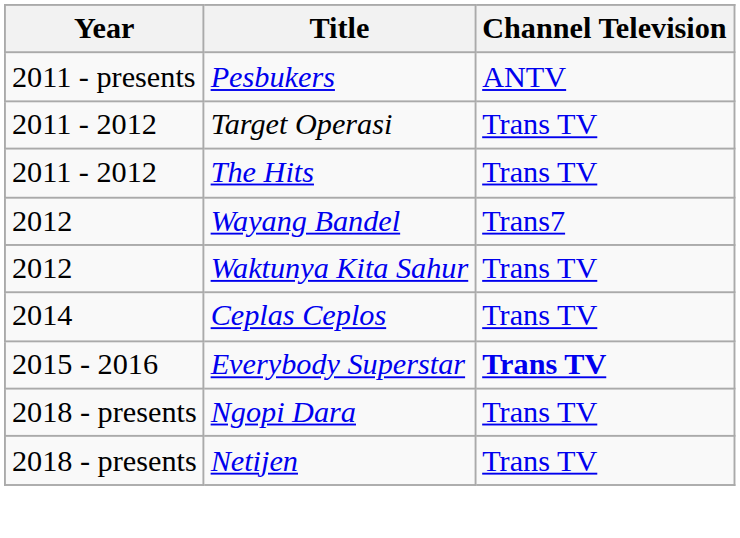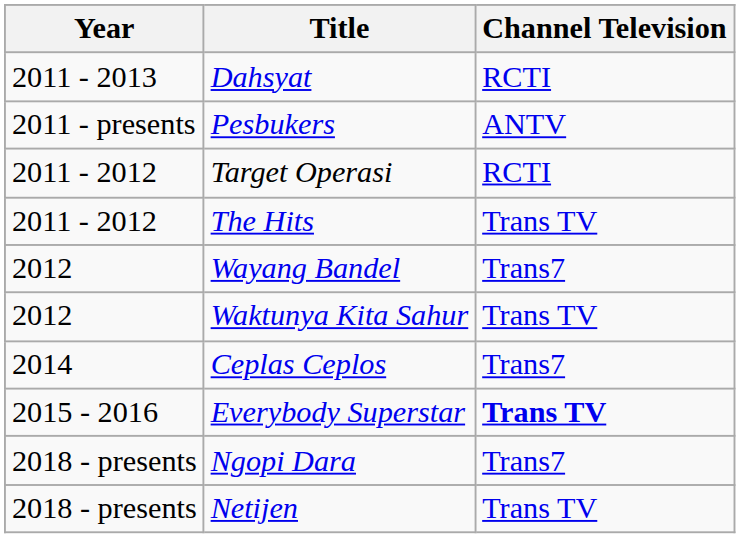+ row: (261, 76)
(540, 124) Trans TV -> (517, 172) RCTI
(540, 316) Trans TV -> (524, 364) Trans7
(540, 412) Trans TV -> (524, 460) Trans7
